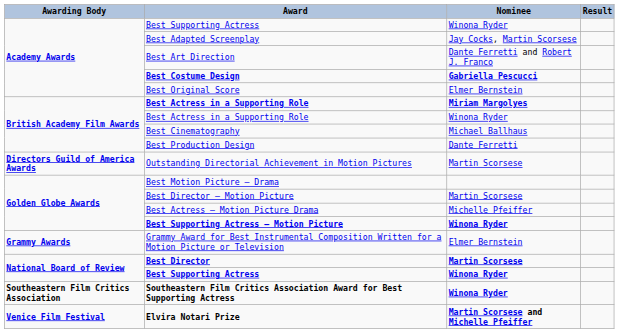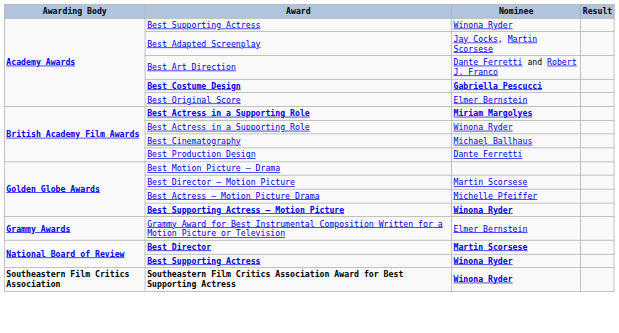- row: (279, 163)
- row: (193, 316)
